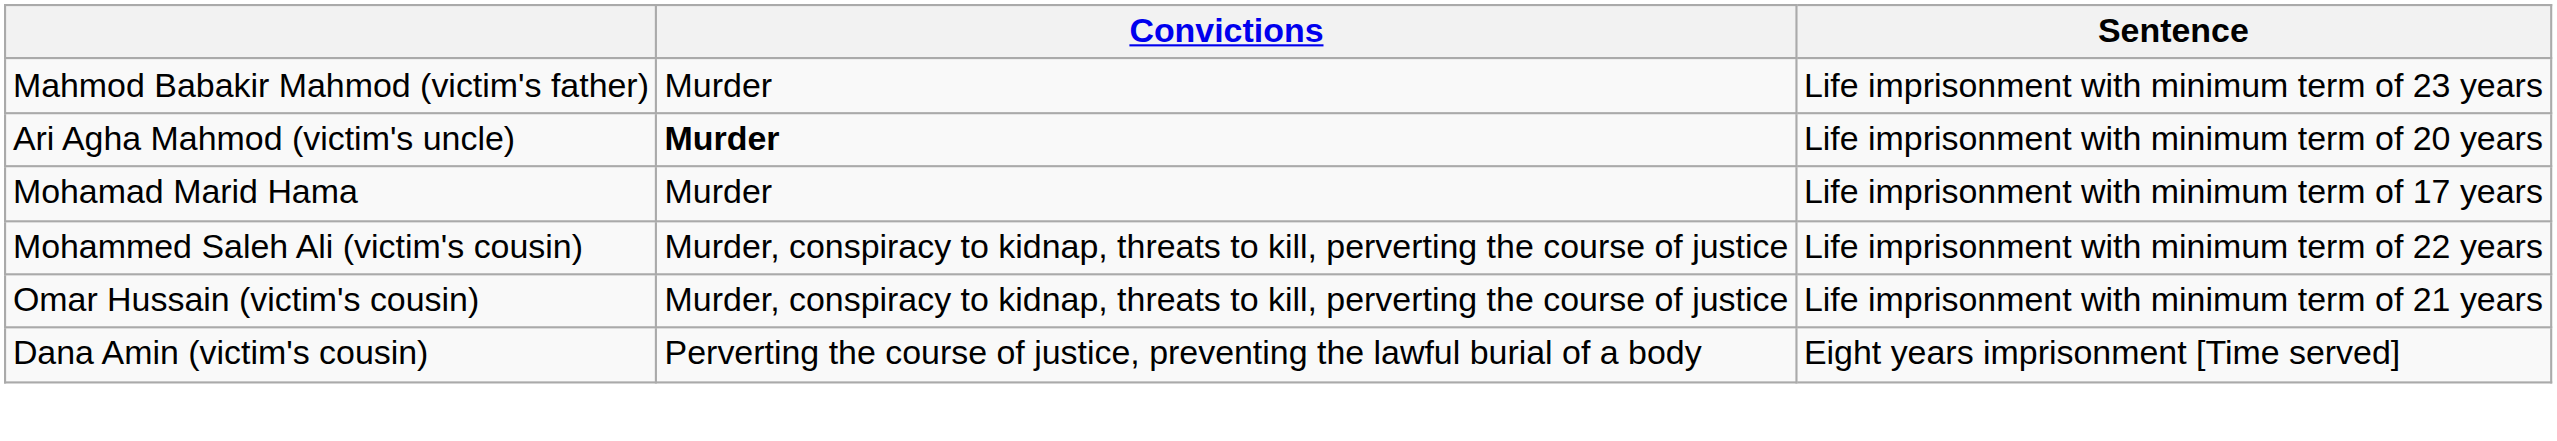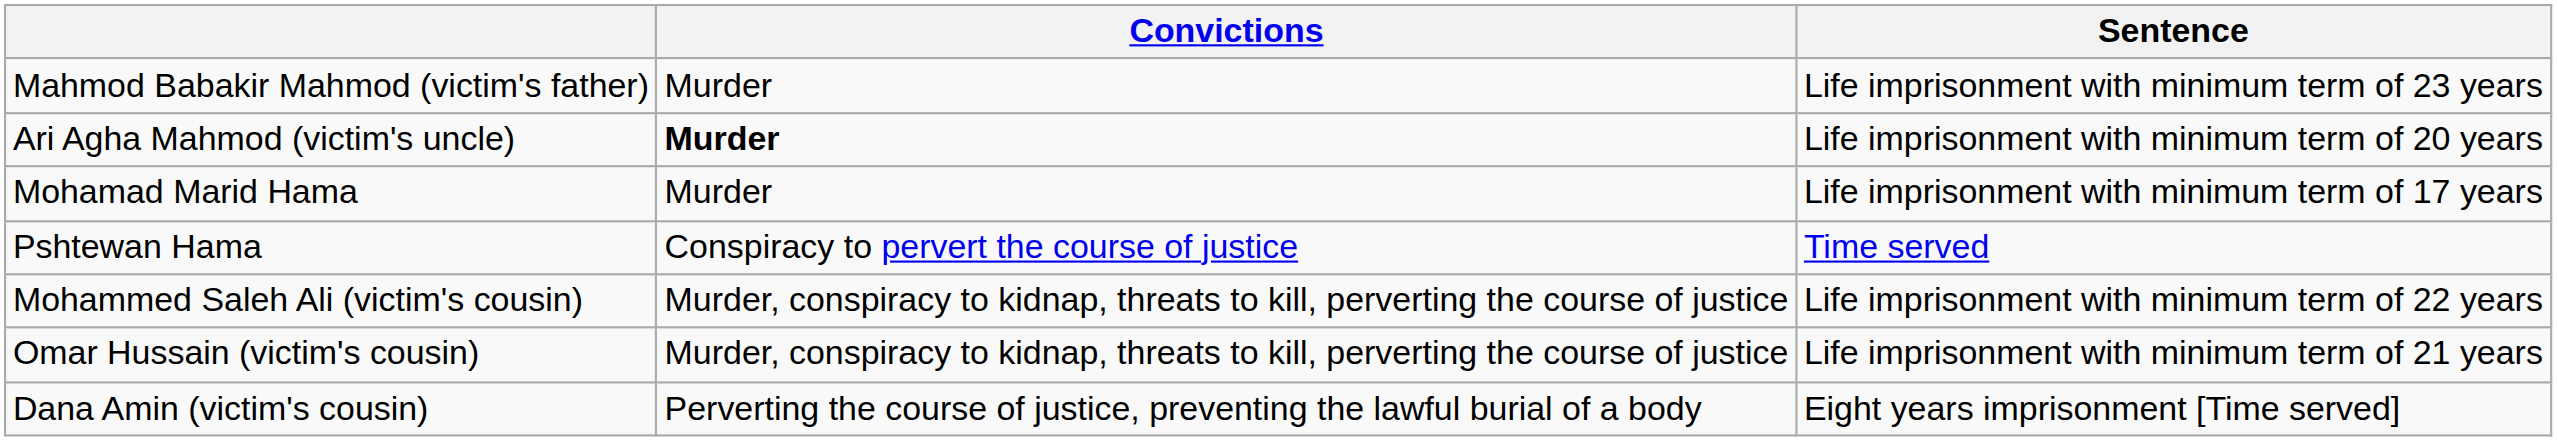+ row: (137, 246)
